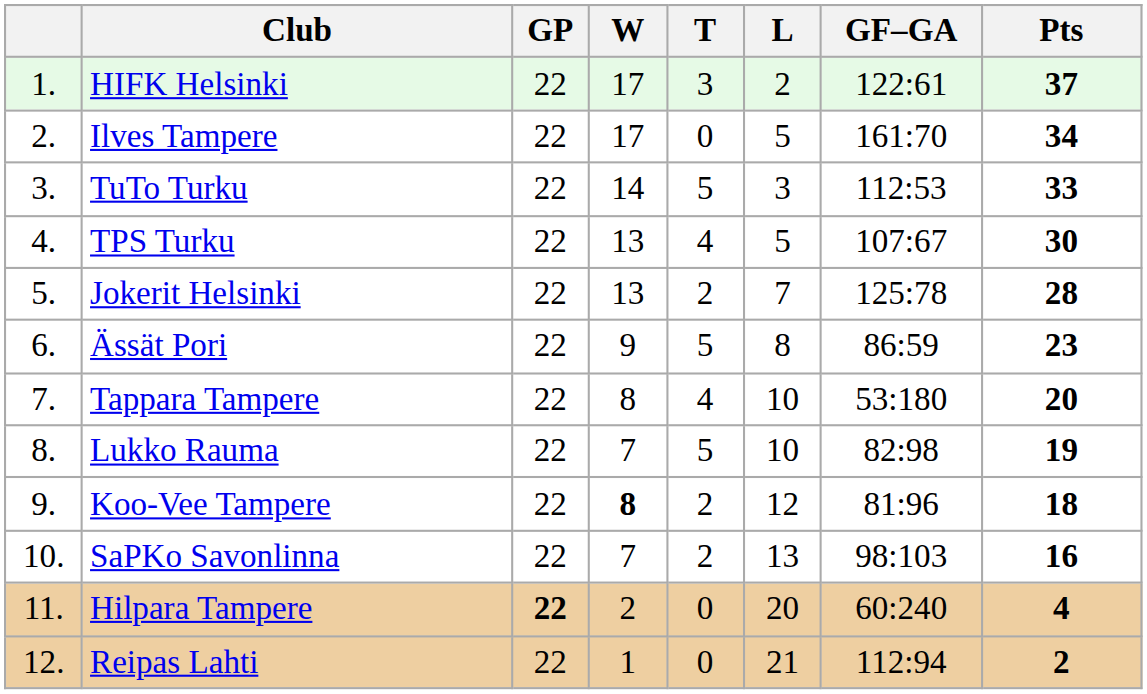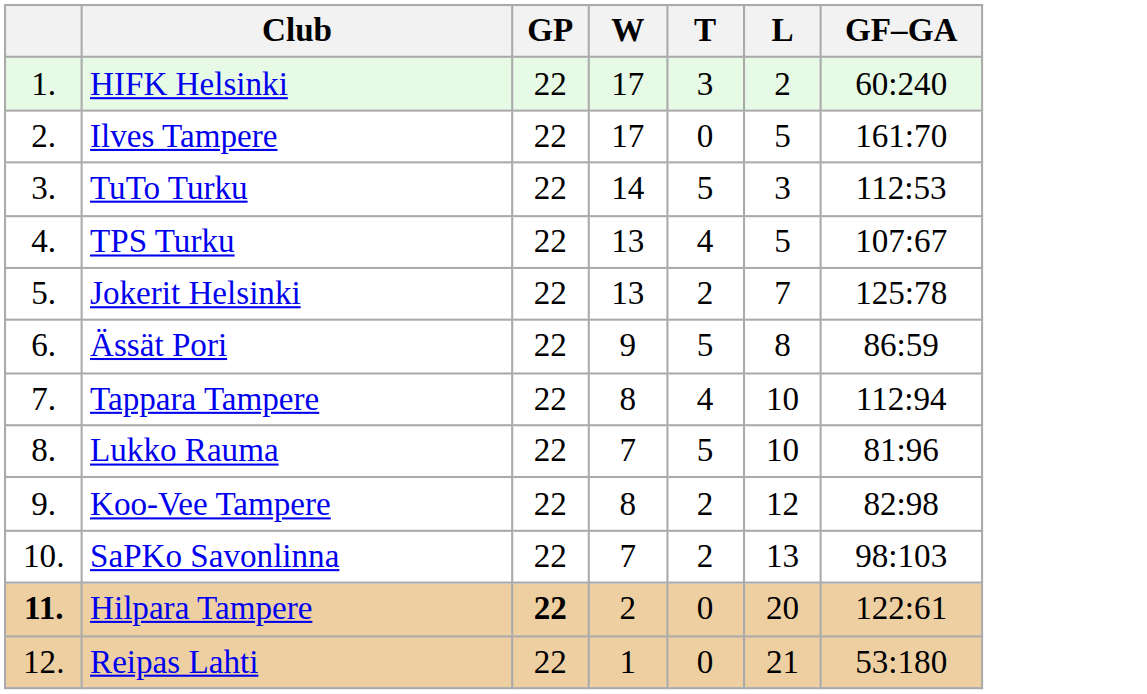- column: (1061, 30)
(901, 83) 122:61 -> (901, 83) 60:240
(901, 398) 53:180 -> (901, 398) 112:94
(901, 450) 82:98 -> (901, 450) 81:96
(628, 503) bold -> (628, 503) normal
(901, 503) 81:96 -> (901, 503) 82:98
(44, 608) normal -> (44, 608) bold
(901, 608) 60:240 -> (901, 608) 122:61
(901, 661) 112:94 -> (901, 661) 53:180
